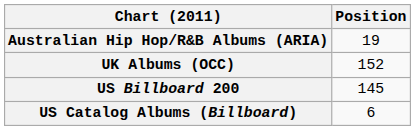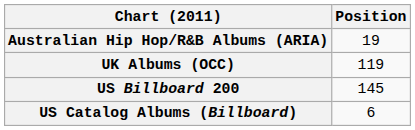(371, 65) 152 -> (371, 65) 119
